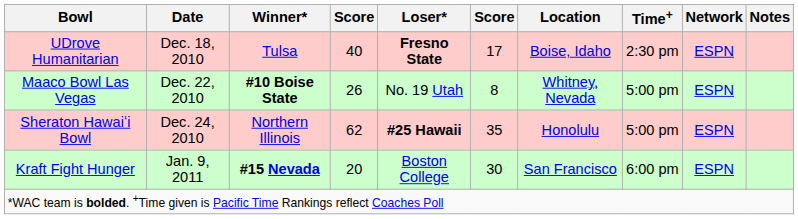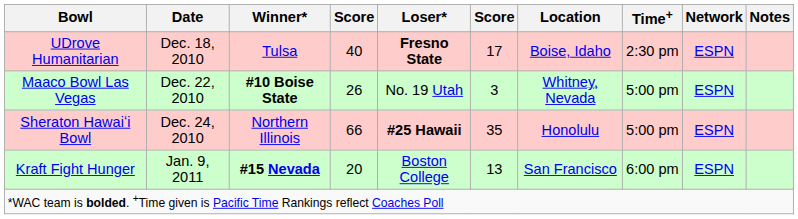(494, 90) 8 -> (494, 90) 3
(354, 130) 62 -> (354, 130) 66
(494, 169) 30 -> (494, 169) 13
